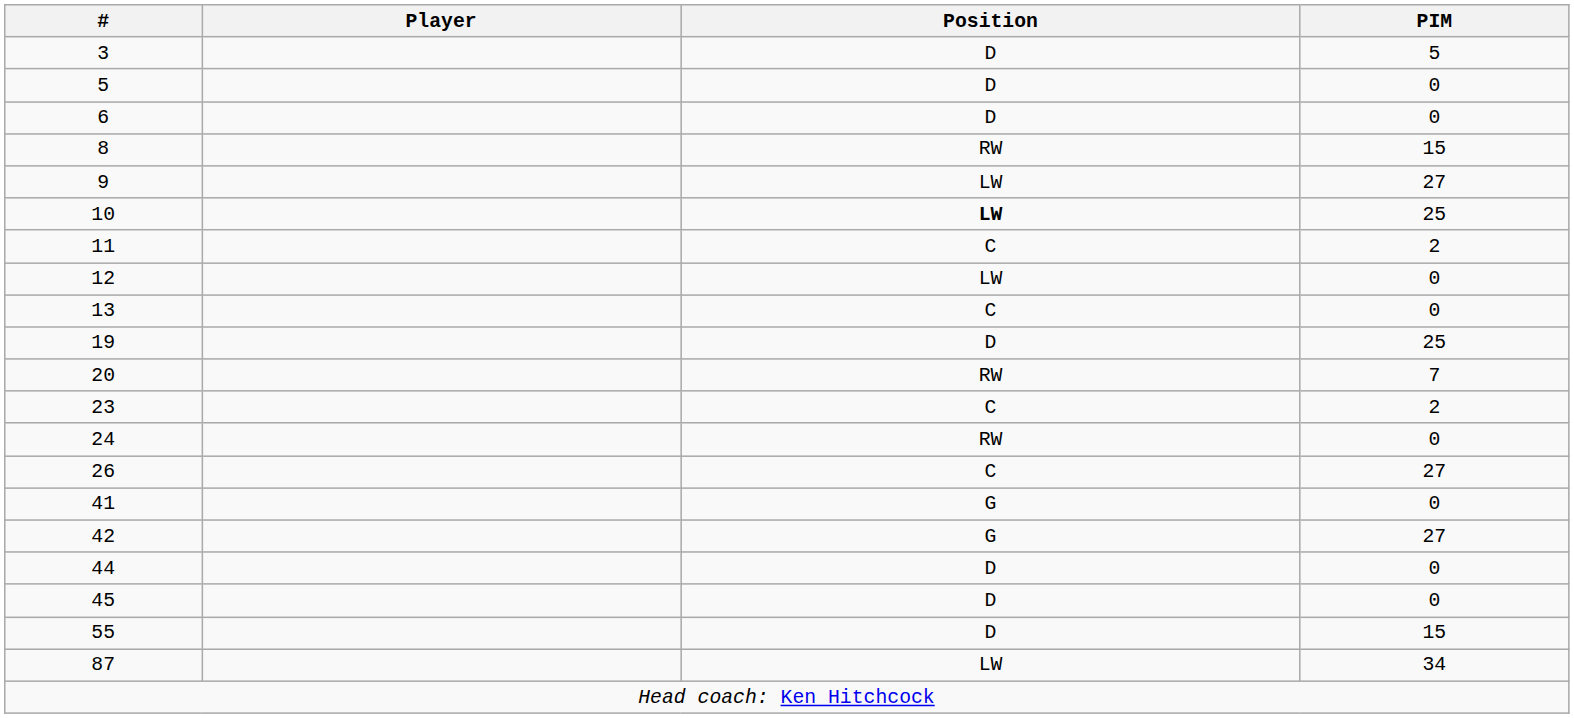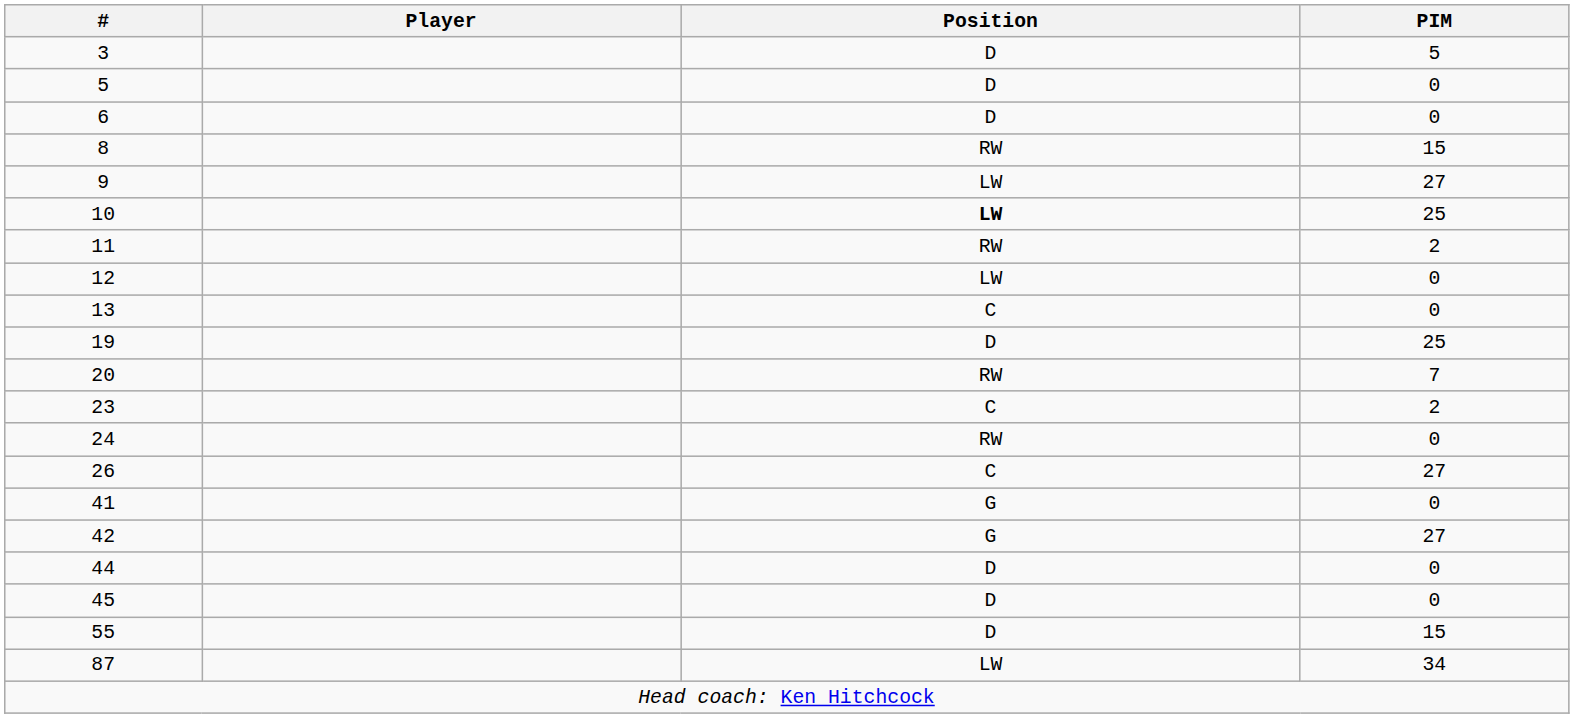(991, 246) C -> (991, 246) RW
